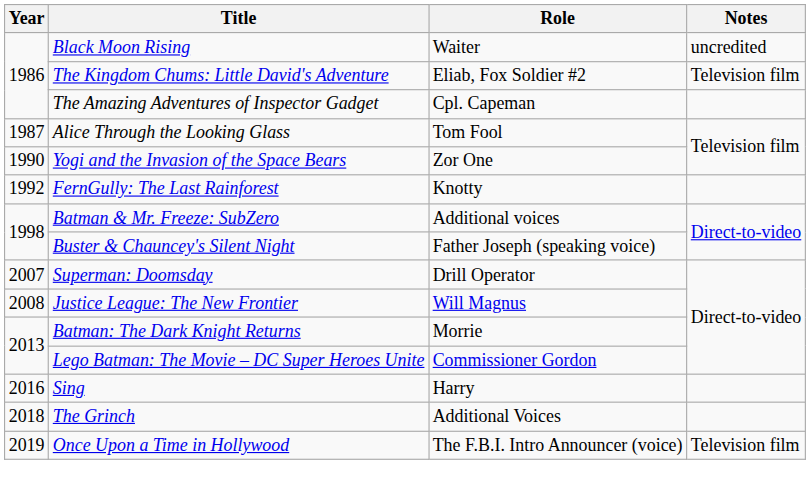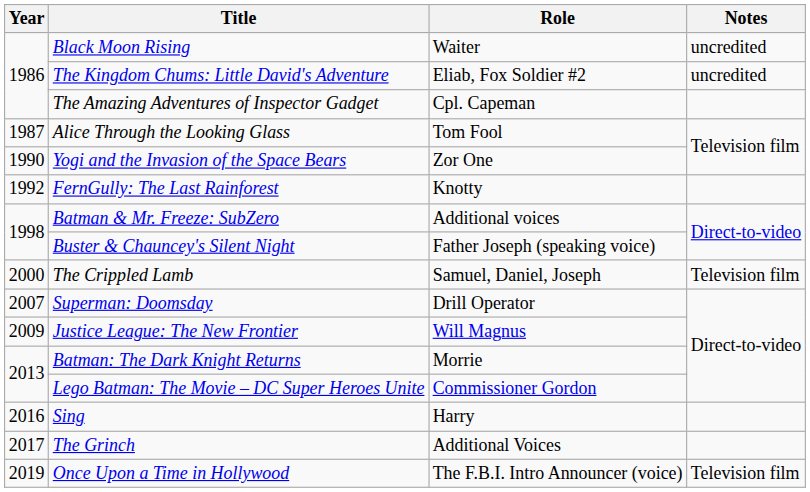(745, 75) Television film -> (729, 75) uncredited
+ row: (123, 274)
(27, 302) 2008 -> (27, 331) 2009
(27, 416) 2018 -> (27, 445) 2017
